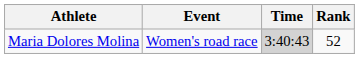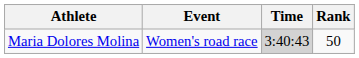(333, 41) 52 -> (333, 41) 50
